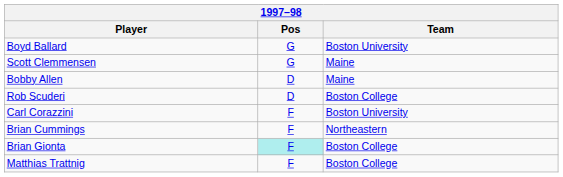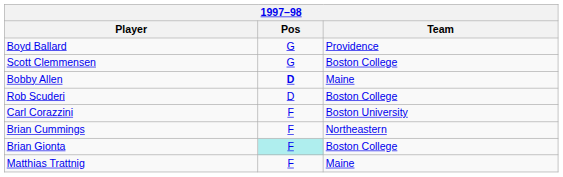(367, 46) Boston University -> (352, 46) Providence
(340, 63) Maine -> (362, 63) Boston College
(291, 79) normal -> (291, 79) bold
(362, 163) Boston College -> (340, 163) Maine
